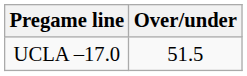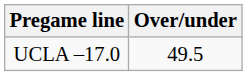(185, 53) 51.5 -> (185, 53) 49.5
